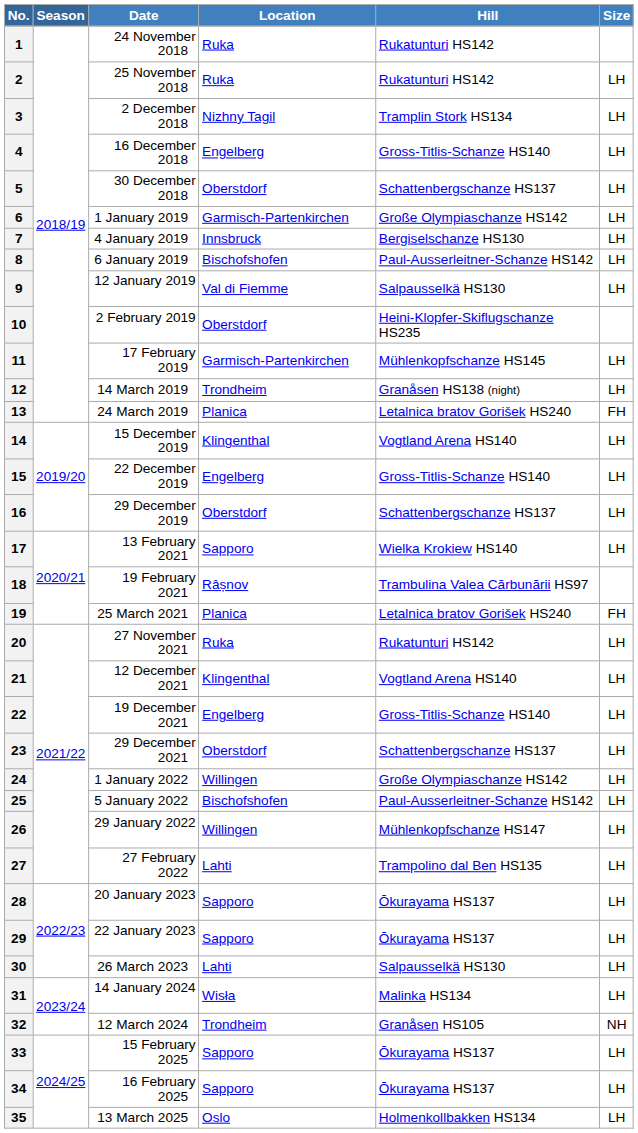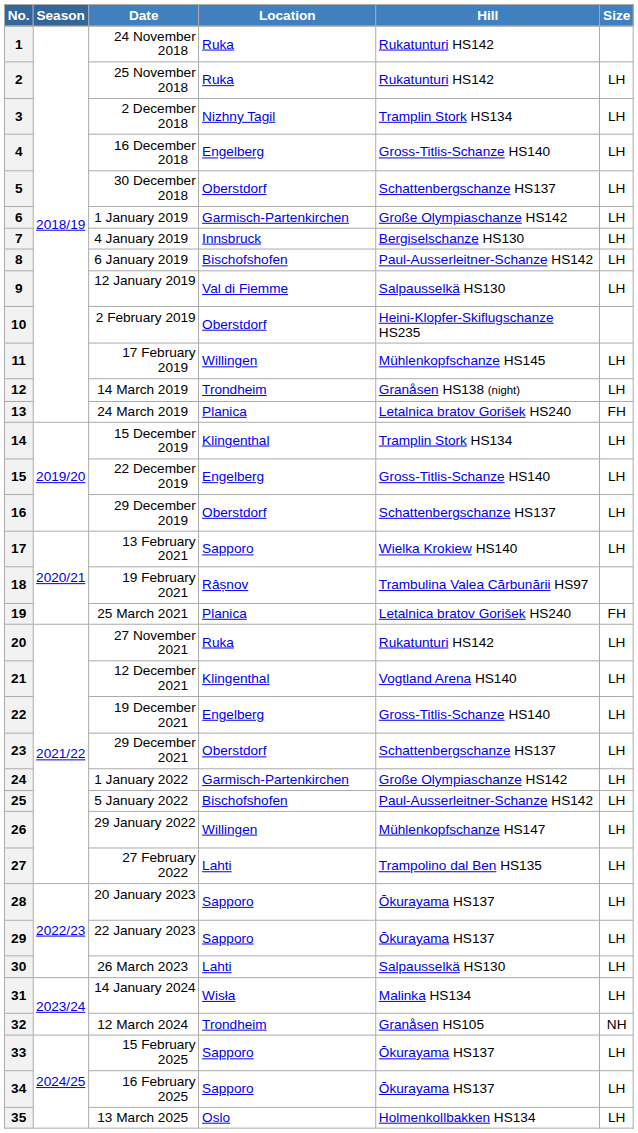(275, 360) Garmisch-Partenkirchen -> (230, 360) Willingen
(448, 440) Vogtland Arena HS140 -> (446, 440) Tramplin Stork HS134
(230, 779) Willingen -> (275, 779) Garmisch-Partenkirchen
